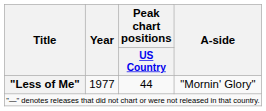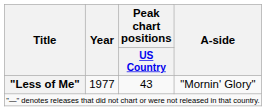(146, 84) 44 -> (146, 84) 43
